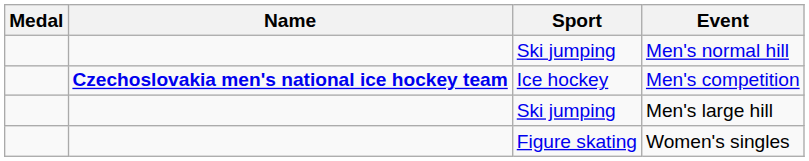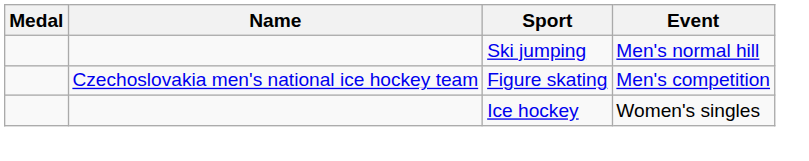(290, 81) bold -> (275, 81) normal
(563, 81) Ice hockey -> (547, 81) Figure skating
- row: (709, 111)
(577, 141) Figure skating -> (533, 111) Ice hockey
